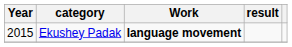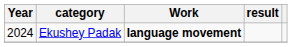(20, 32) 2015 -> (20, 32) 2024
